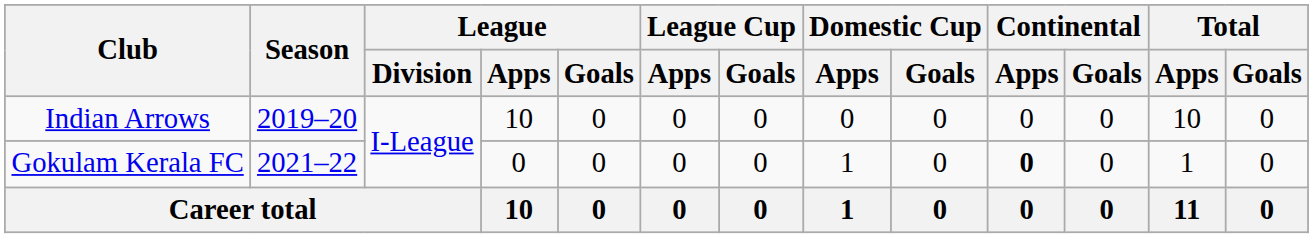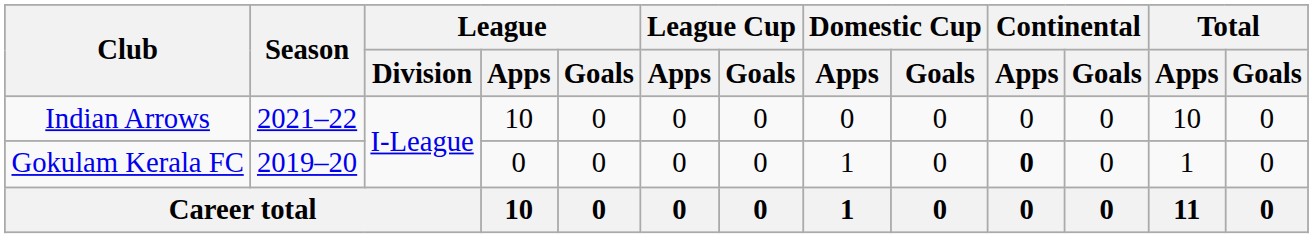(307, 118) 2019–20 -> (307, 118) 2021–22
(307, 163) 2021–22 -> (307, 163) 2019–20
